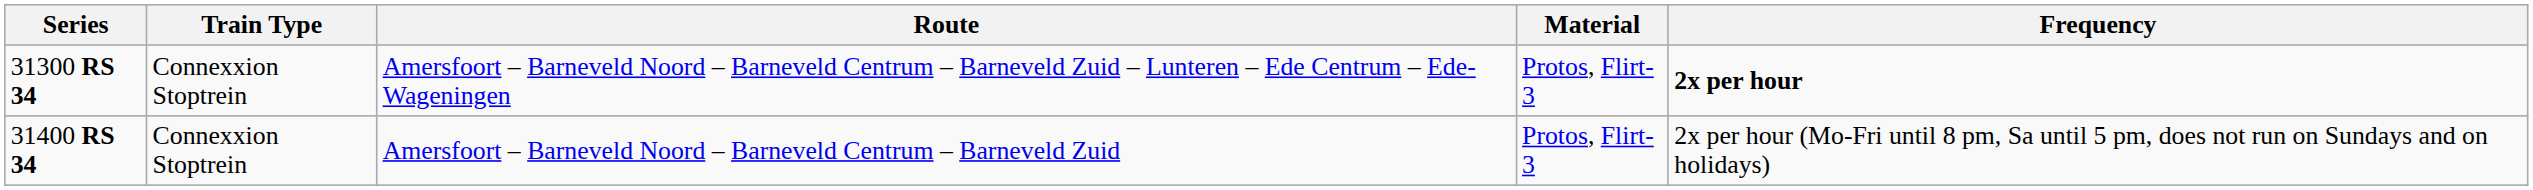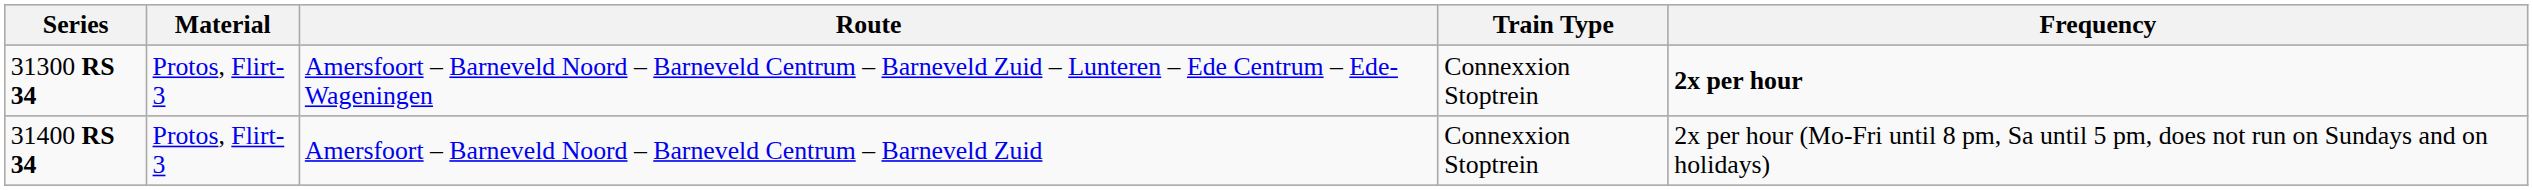columns swapped: (262, 24) <-> (1592, 24)
